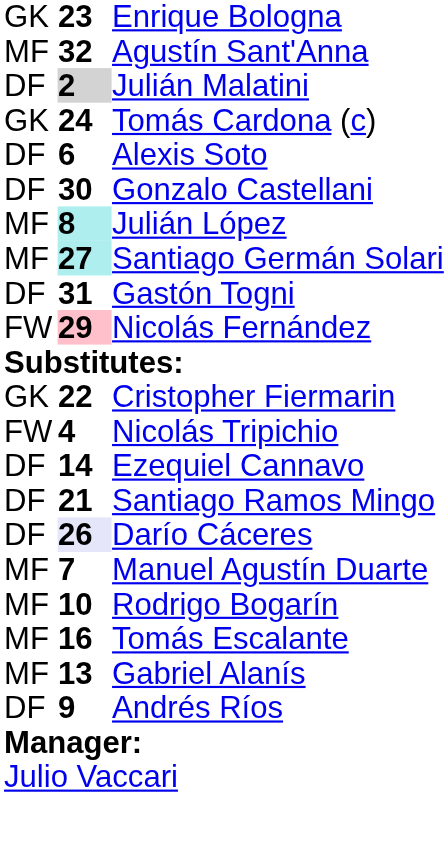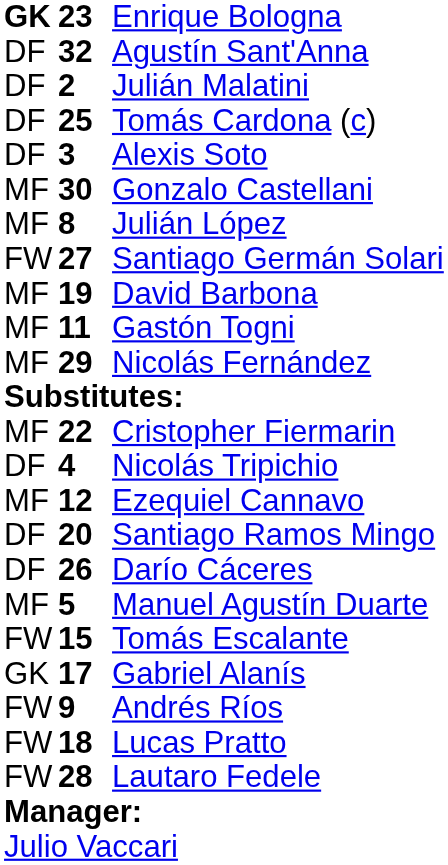(26, 16) normal -> (27, 16) bold
(26, 51) MF -> (25, 51) DF
(67, 85) lightgrey background -> (67, 85) no background
(26, 120) GK -> (25, 120) DF
(75, 120) 24 -> (75, 120) 25
(67, 155) 6 -> (67, 155) 3
(25, 189) DF -> (26, 189) MF
(67, 224) paleturquoise background -> (67, 224) no background
(26, 258) MF -> (28, 258) FW
(75, 258) paleturquoise background -> (75, 258) no background
+ row: (215, 293)
(25, 293) DF -> (26, 327) MF
(75, 293) 31 -> (74, 327) 11
(28, 327) FW -> (26, 362) MF
(75, 327) pink background -> (75, 362) no background
(26, 396) GK -> (26, 431) MF
(28, 431) FW -> (25, 466) DF
(25, 466) DF -> (26, 500) MF
(75, 466) 14 -> (75, 500) 12
(75, 500) 21 -> (75, 535) 20
(75, 535) lavender background -> (75, 569) no background
(67, 569) 7 -> (67, 604) 5
- row: (225, 604)
(26, 638) MF -> (28, 638) FW
(75, 638) 16 -> (75, 638) 15
(26, 673) MF -> (26, 673) GK
(75, 673) 13 -> (75, 673) 17
(25, 707) DF -> (28, 707) FW
+ row: (199, 742)
+ row: (217, 777)
